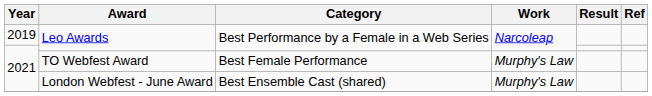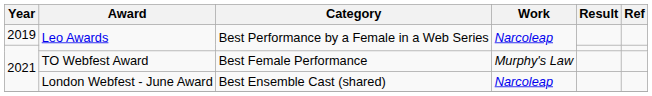(534, 81) Murphy's Law -> (524, 81) Narcoleap
